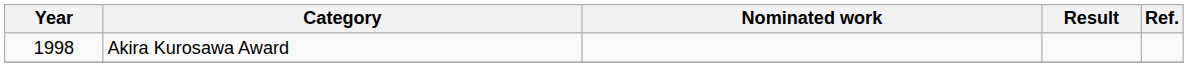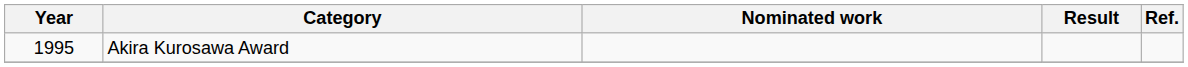(54, 47) 1998 -> (54, 47) 1995
